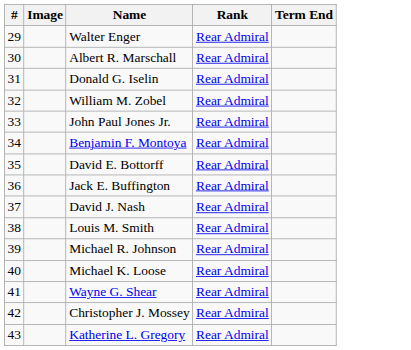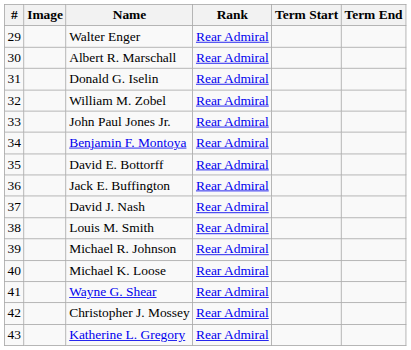+ column: (307, 15)
